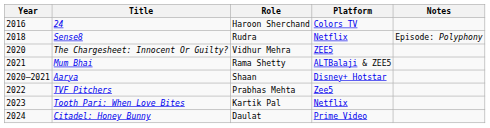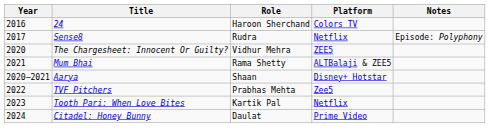(16, 37) 2018 -> (16, 37) 2017
